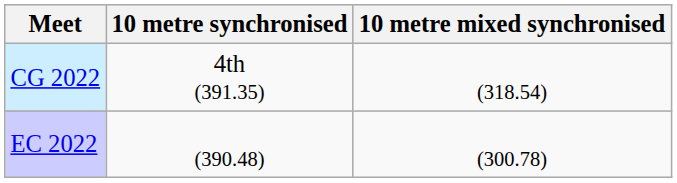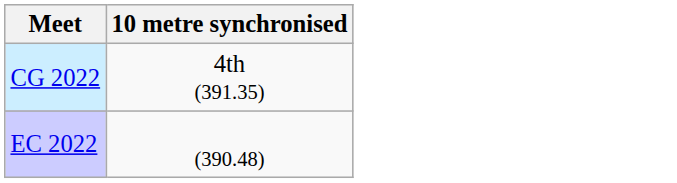- column: (512, 24)
